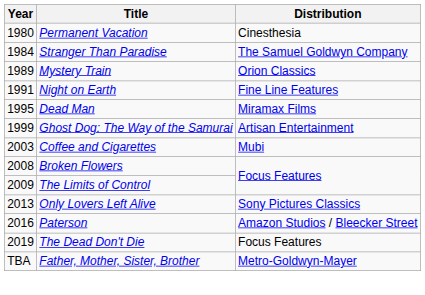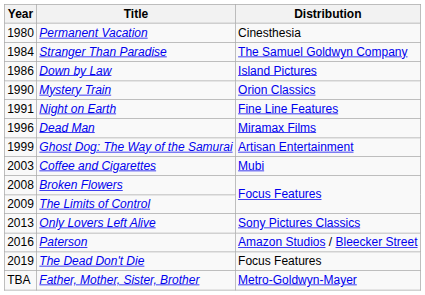+ row: (75, 71)
(20, 71) 1989 -> (20, 90) 1990
(20, 109) 1995 -> (20, 128) 1996
